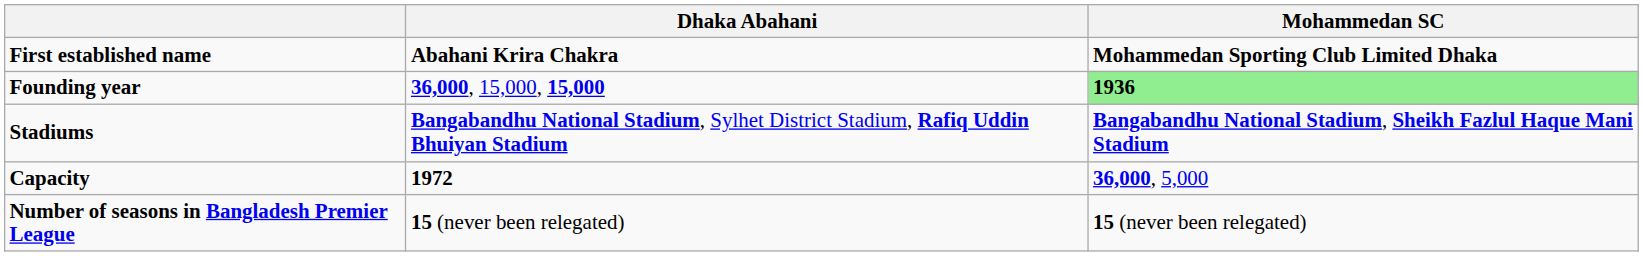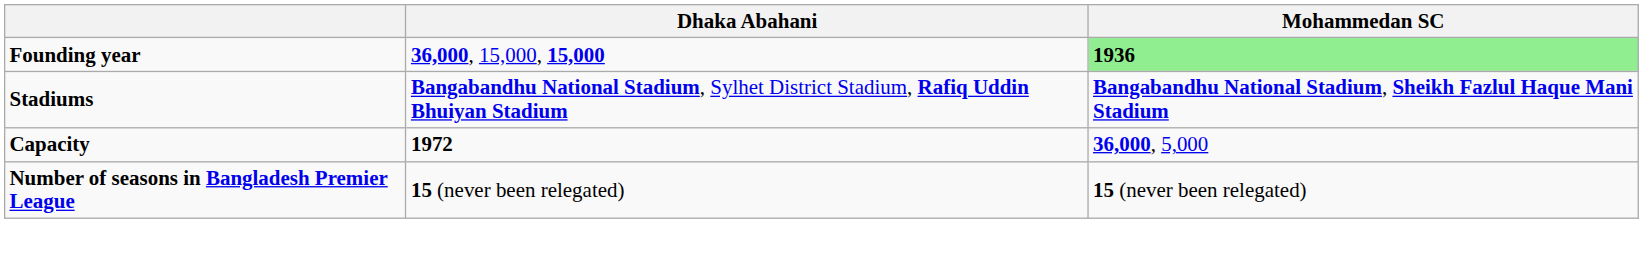- row: (110, 54)
